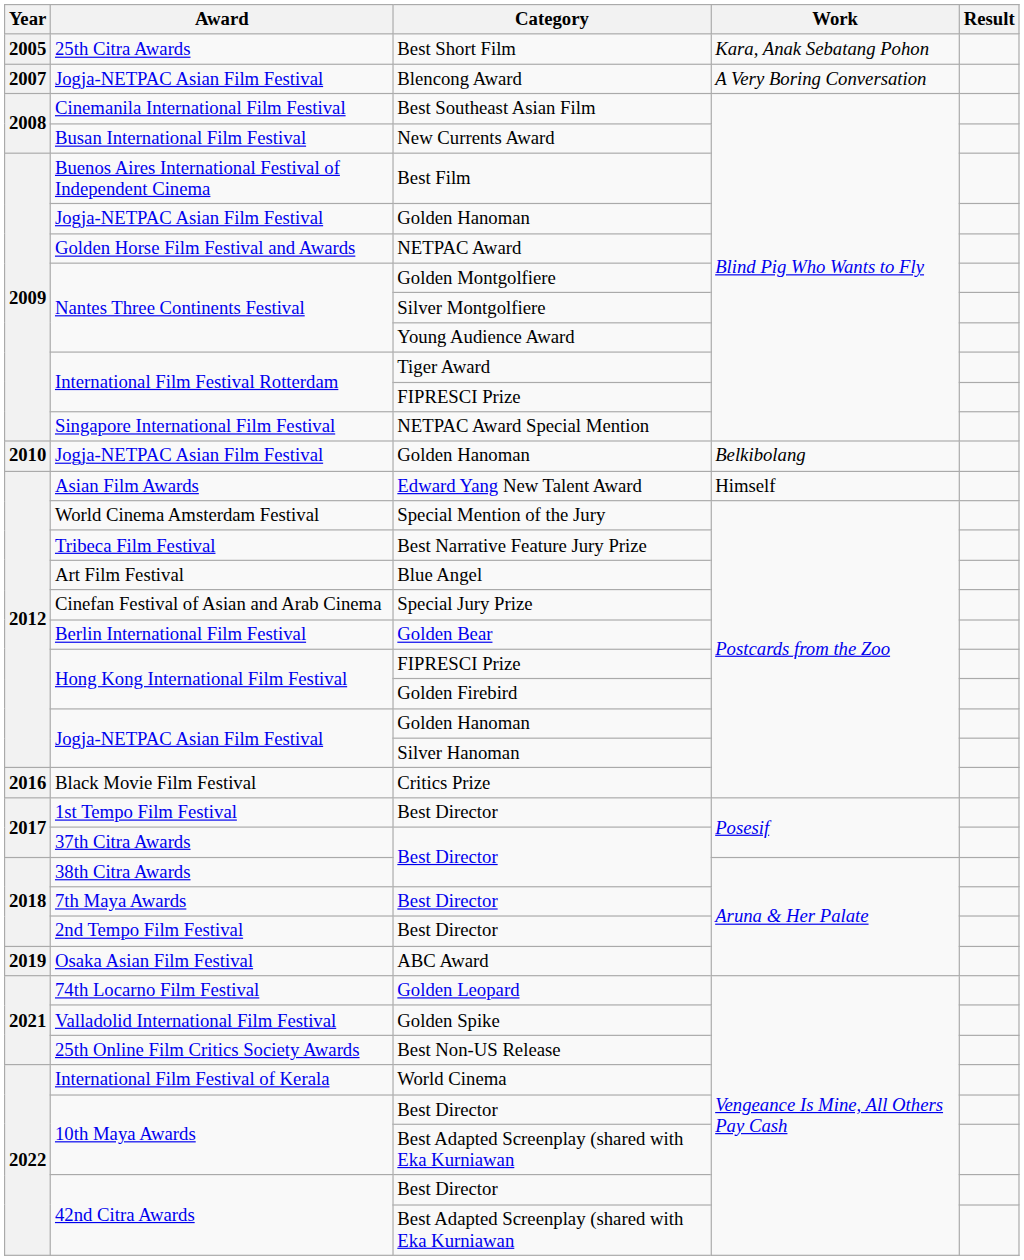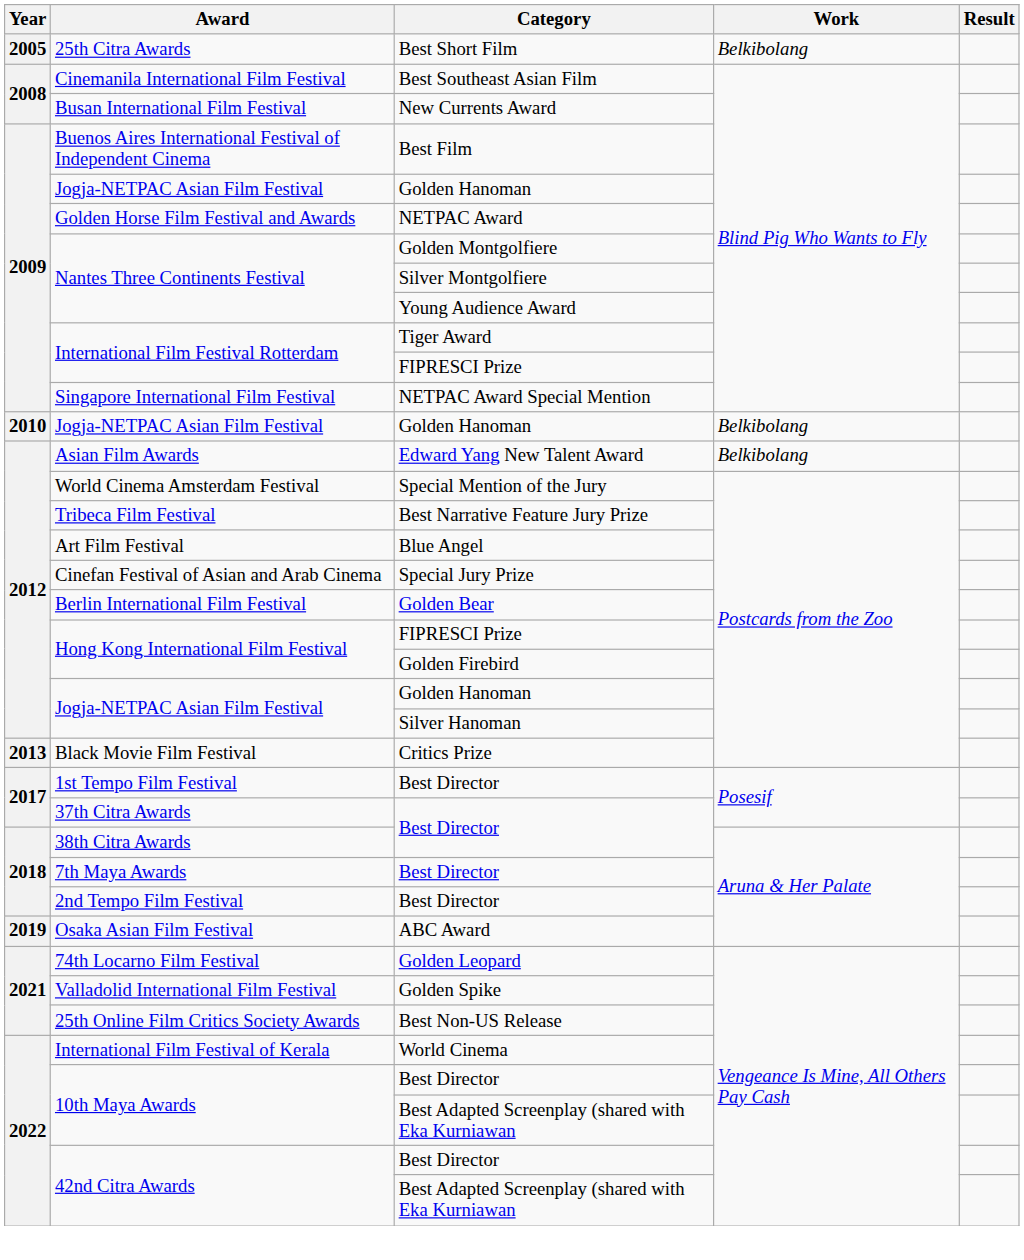(822, 49) Kara, Anak Sebatang Pohon -> (763, 49) Belkibolang
- row: (189, 78)
(745, 485) Himself -> (763, 456) Belkibolang
(28, 782) 2016 -> (28, 752) 2013
